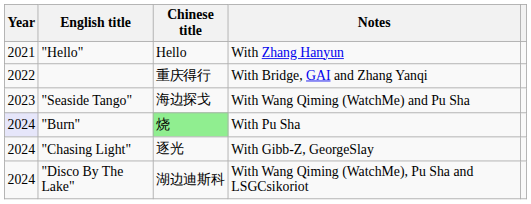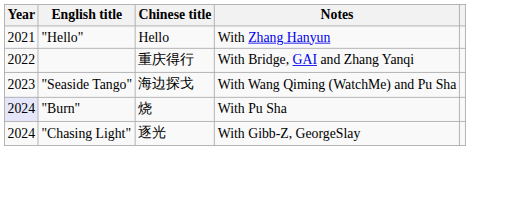(163, 124) lightgreen background -> (145, 108) no background
- row: (82, 179)
